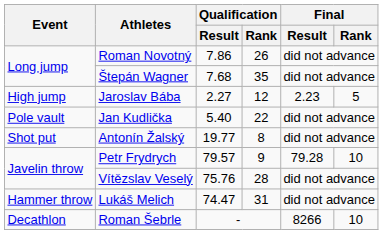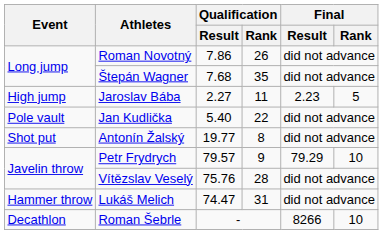(261, 97) 12 -> (261, 97) 11
(307, 158) 79.28 -> (307, 158) 79.29
